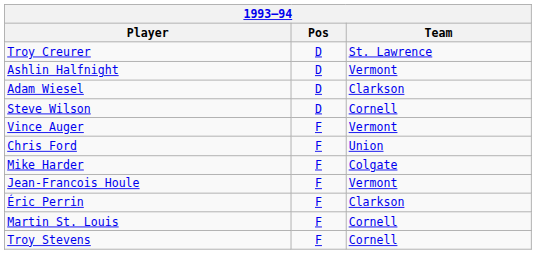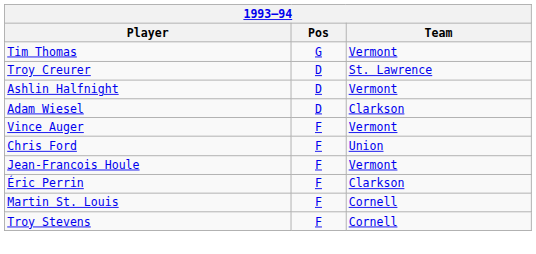+ row: (42, 52)
- row: (49, 108)
- row: (46, 165)
